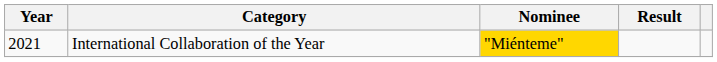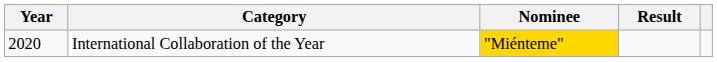(25, 43) 2021 -> (25, 43) 2020
